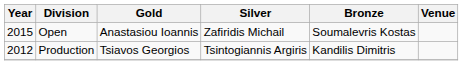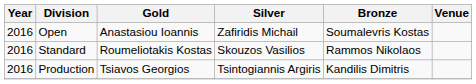(20, 32) 2015 -> (20, 32) 2016
+ row: (62, 50)
(20, 50) 2012 -> (20, 69) 2016
